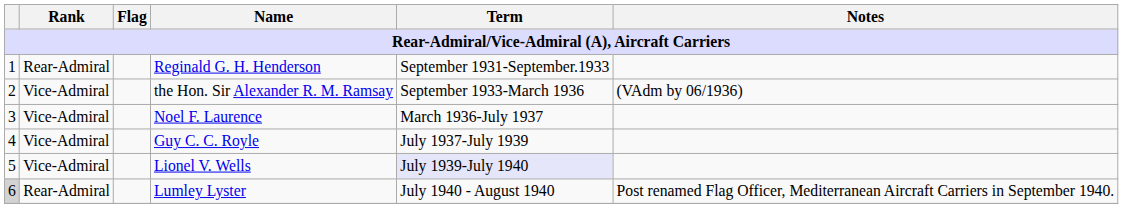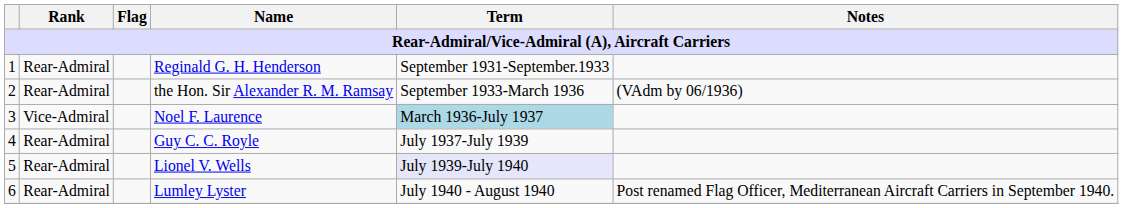(66, 91) Vice-Admiral -> (67, 91) Rear-Admiral
(472, 116) no background -> (472, 116) lightblue background
(66, 141) Vice-Admiral -> (67, 141) Rear-Admiral
(66, 166) Vice-Admiral -> (67, 166) Rear-Admiral
(12, 191) lightgrey background -> (12, 191) no background
